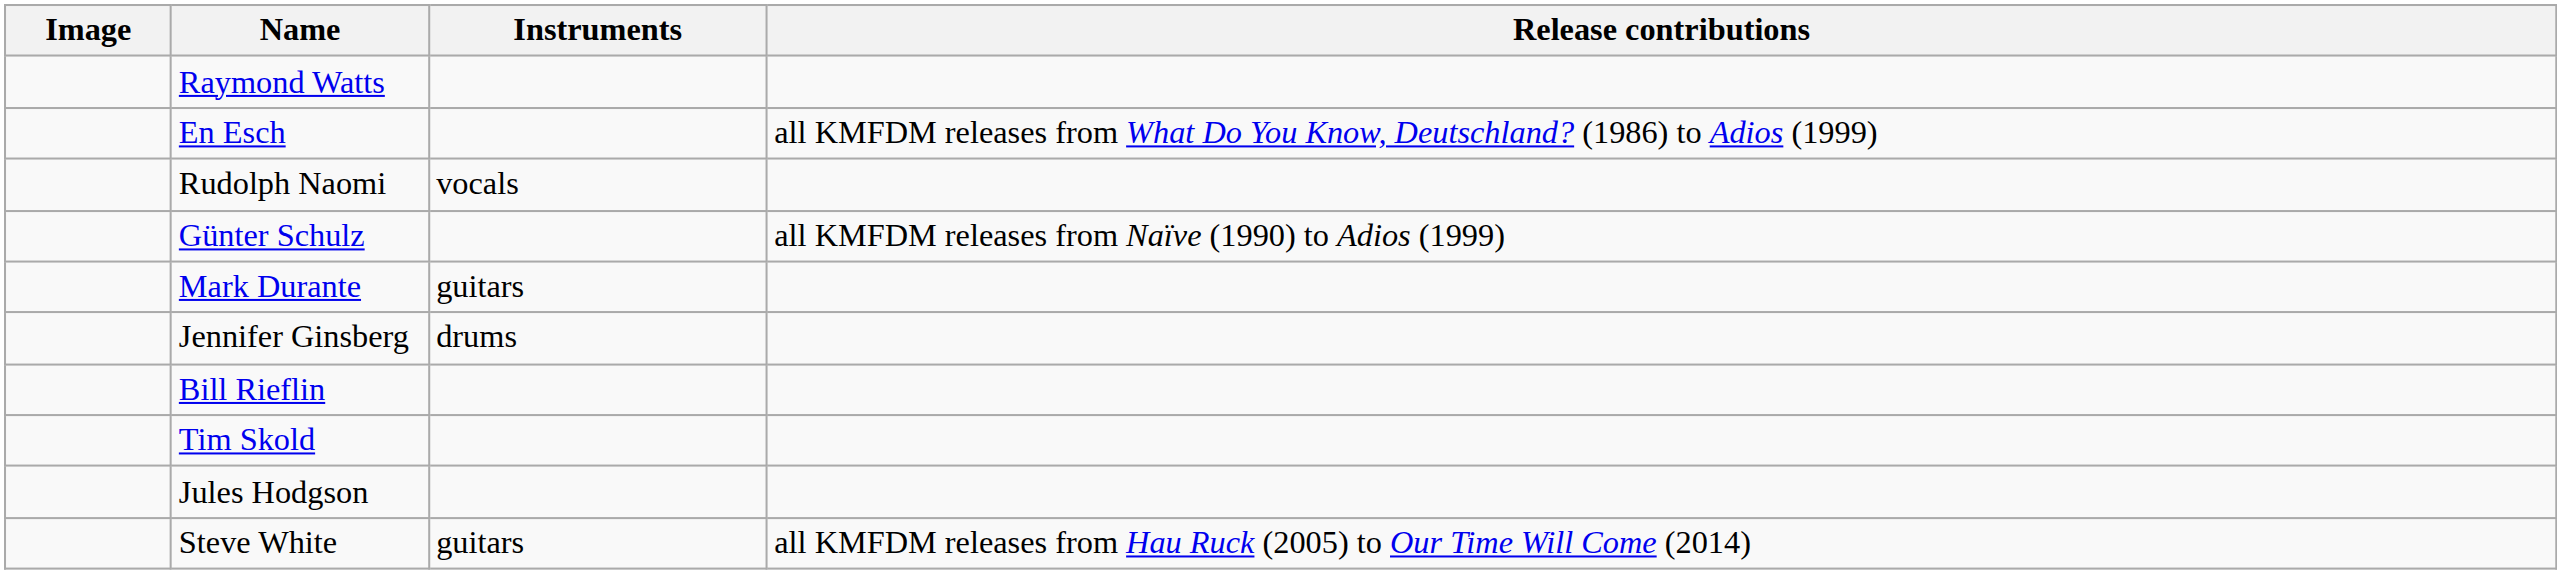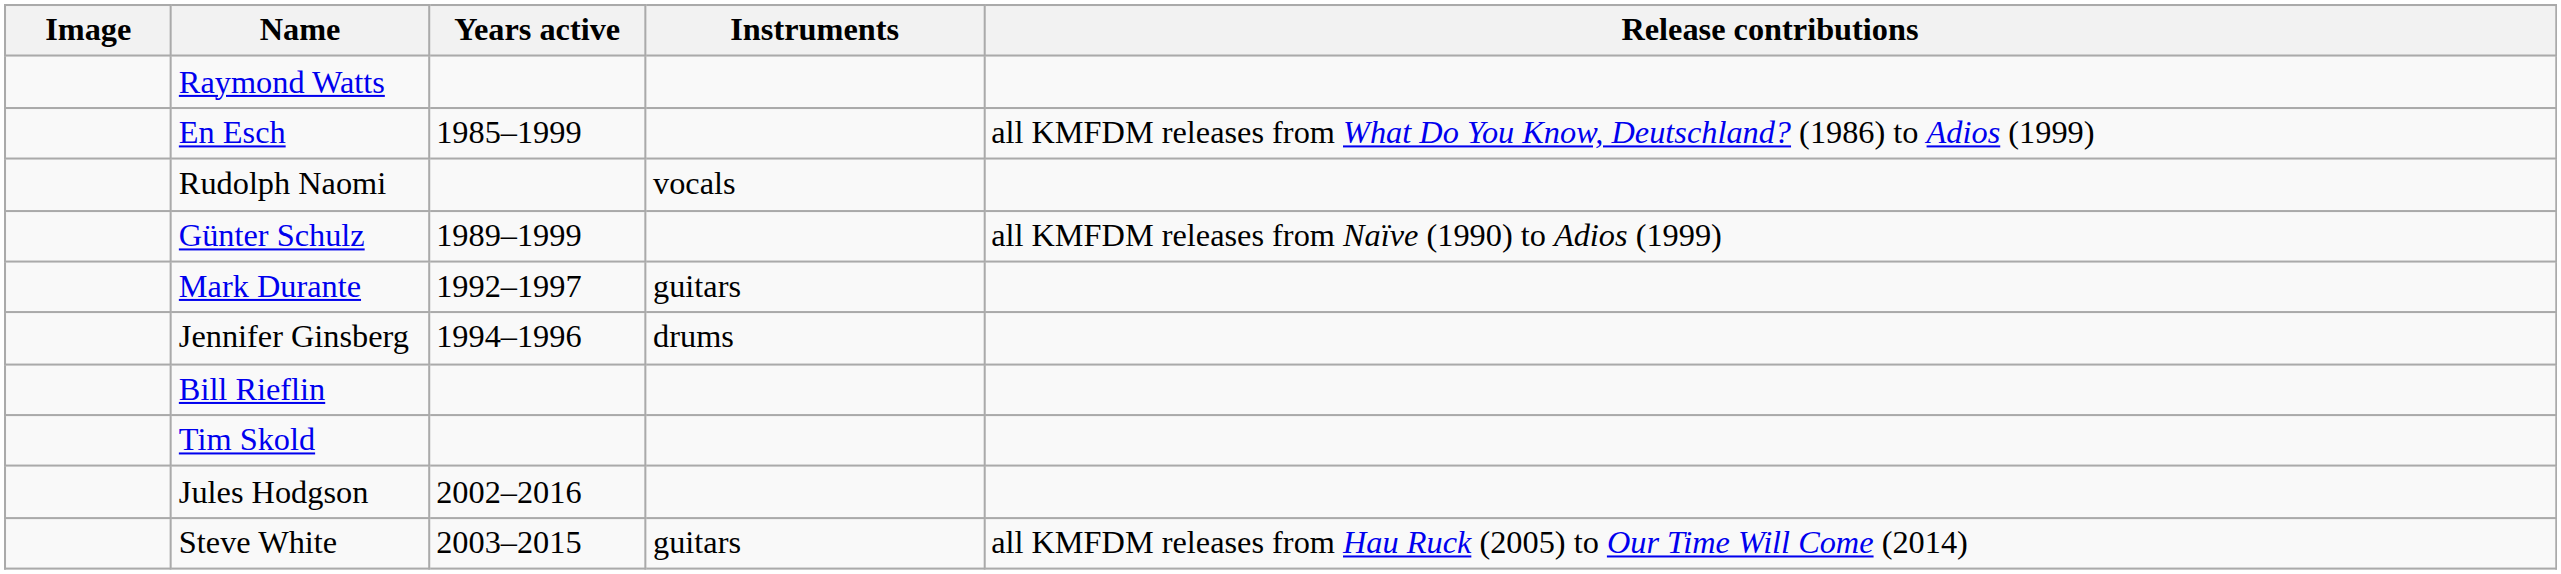+ column: (537, 30)
